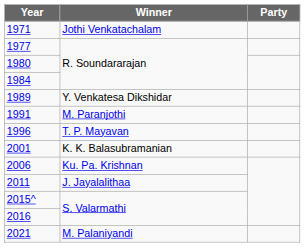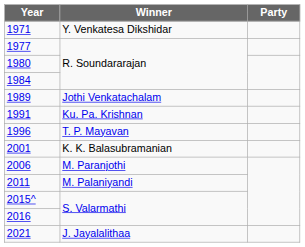(112, 30) Jothi Venkatachalam -> (117, 30) Y. Venkatesa Dikshidar
(117, 98) Y. Venkatesa Dikshidar -> (112, 98) Jothi Venkatachalam
(94, 115) M. Paranjothi -> (102, 115) Ku. Pa. Krishnan
(102, 166) Ku. Pa. Krishnan -> (94, 166) M. Paranjothi
(96, 183) J. Jayalalithaa -> (97, 183) M. Palaniyandi
(97, 234) M. Palaniyandi -> (96, 234) J. Jayalalithaa
